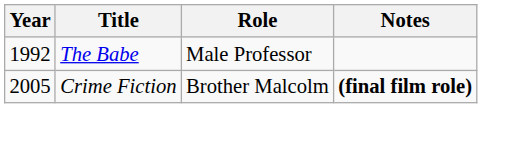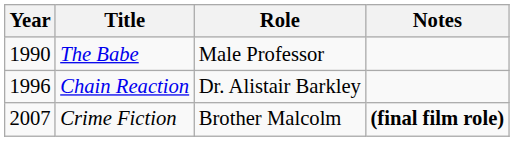(30, 53) 1992 -> (30, 53) 1990
+ row: (125, 86)
(30, 86) 2005 -> (30, 119) 2007
